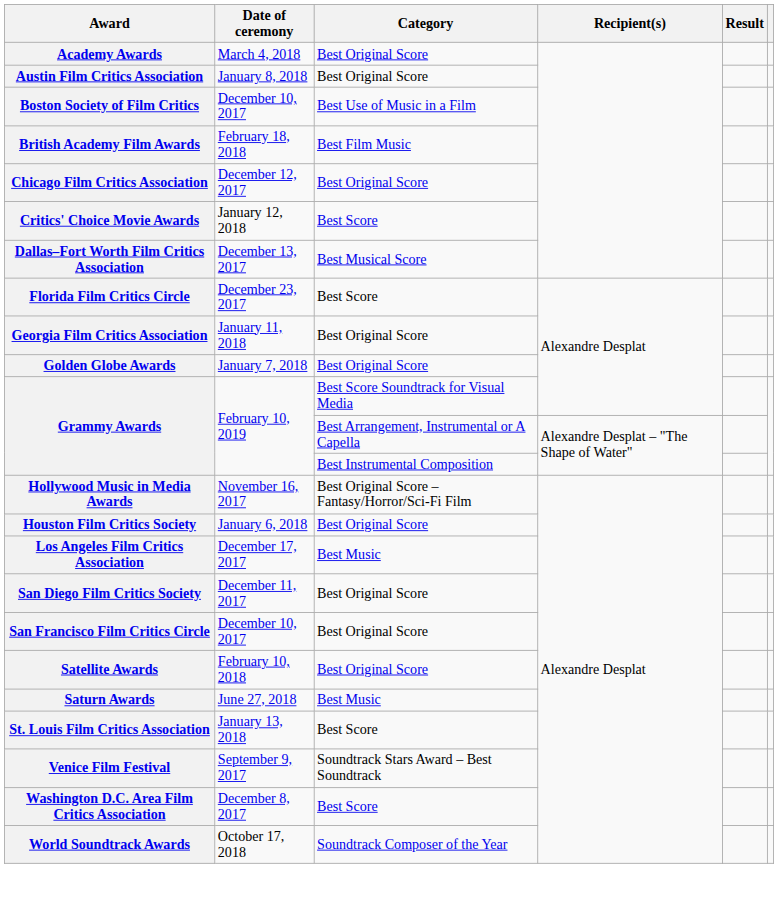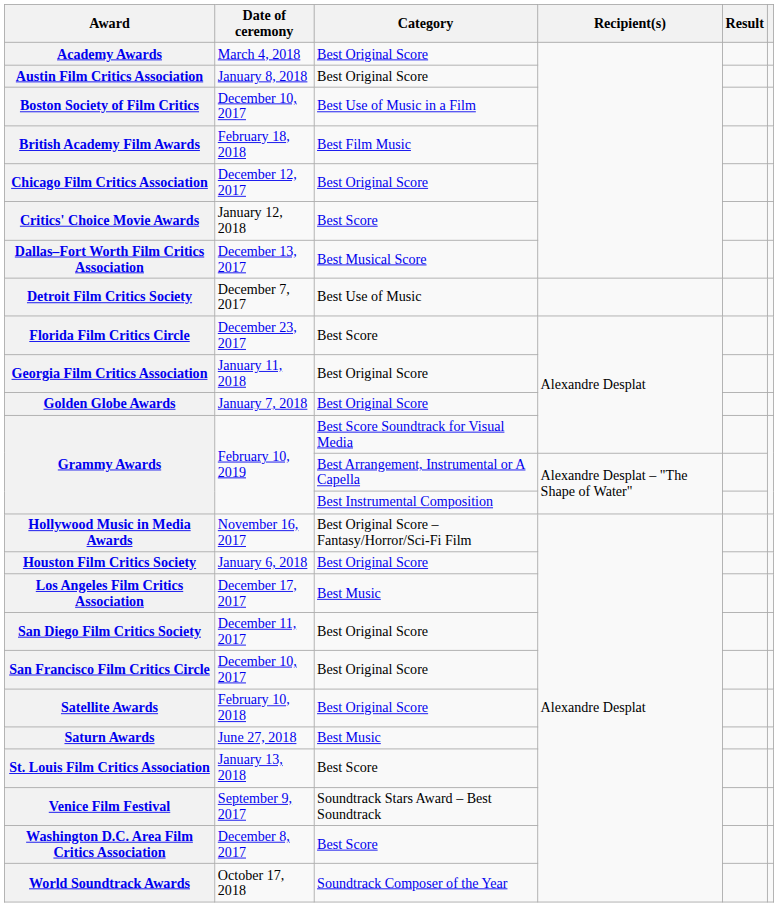+ row: (110, 297)
